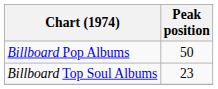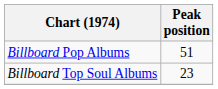(187, 52) 50 -> (187, 52) 51
